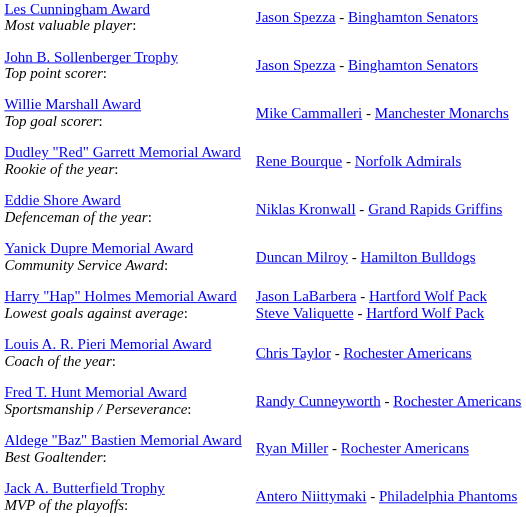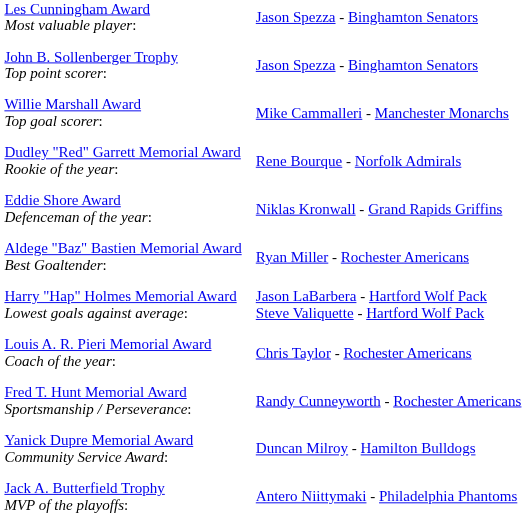rows swapped: (123, 448) <-> (99, 257)
